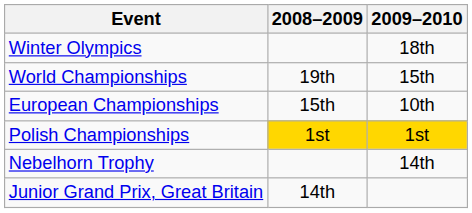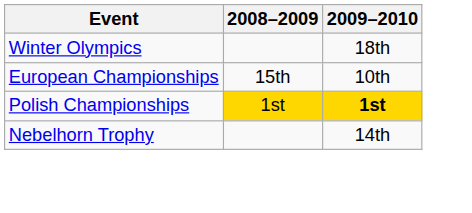- row: (98, 76)
(417, 134) normal -> (372, 105) bold
- row: (136, 192)
